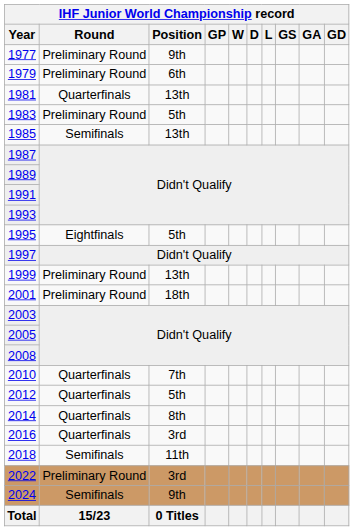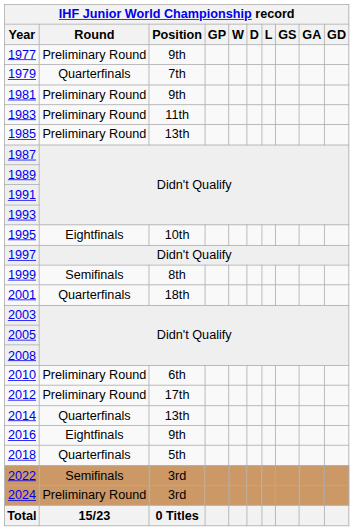(94, 74) Preliminary Round -> (94, 74) Quarterfinals
(177, 74) 6th -> (177, 74) 7th
(94, 94) Quarterfinals -> (94, 94) Preliminary Round
(177, 94) 13th -> (177, 94) 9th
(177, 114) 5th -> (177, 114) 11th
(94, 134) Semifinals -> (94, 134) Preliminary Round
(177, 235) 5th -> (177, 235) 10th
(94, 275) Preliminary Round -> (94, 275) Semifinals
(177, 275) 13th -> (177, 275) 8th
(94, 295) Preliminary Round -> (94, 295) Quarterfinals
(94, 375) Quarterfinals -> (94, 375) Preliminary Round
(177, 375) 7th -> (177, 375) 6th
(94, 395) Quarterfinals -> (94, 395) Preliminary Round
(177, 395) 5th -> (177, 395) 17th
(177, 415) 8th -> (177, 415) 13th
(94, 435) Quarterfinals -> (94, 435) Eightfinals
(177, 435) 3rd -> (177, 435) 9th
(94, 455) Semifinals -> (94, 455) Quarterfinals
(177, 455) 11th -> (177, 455) 5th
(94, 475) Preliminary Round -> (94, 475) Semifinals
(94, 495) Semifinals -> (94, 495) Preliminary Round
(177, 495) 9th -> (177, 495) 3rd
